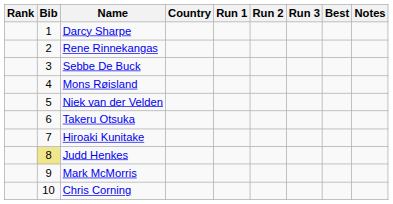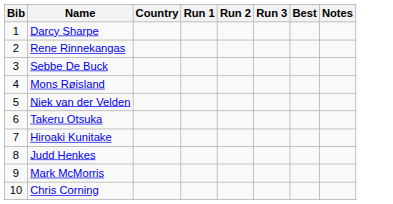- column: (21, 13)
(49, 155) khaki background -> (16, 155) no background
